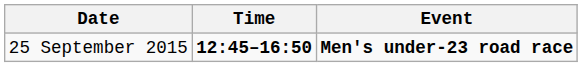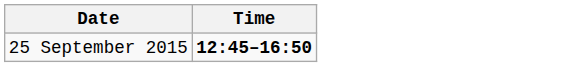- column: (447, 19)
